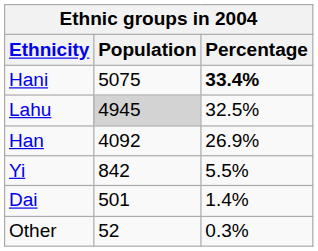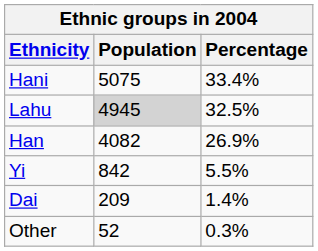(232, 79) bold -> (232, 79) normal
(119, 140) 4092 -> (119, 140) 4082
(114, 200) 501 -> (114, 200) 209
